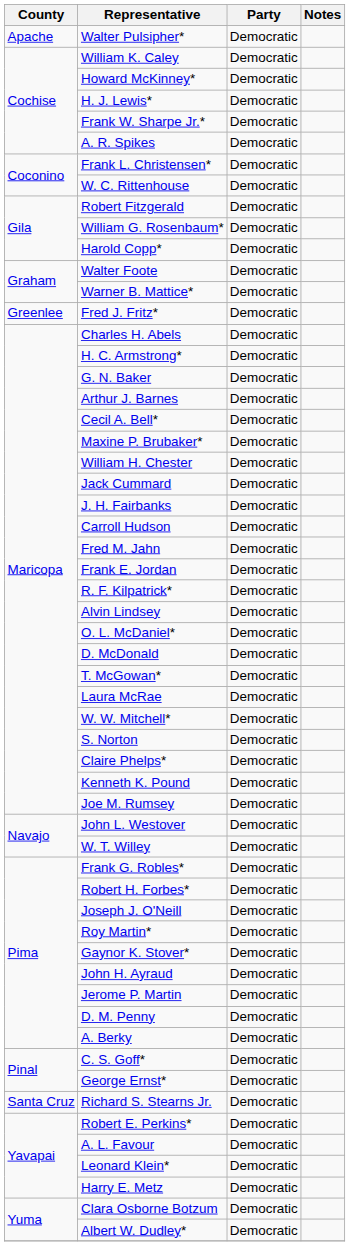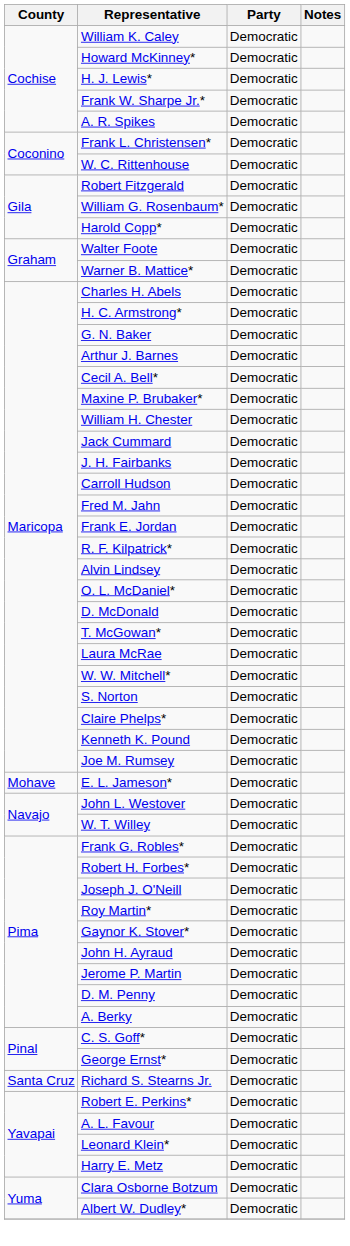- row: (133, 36)
- row: (119, 313)
+ row: (127, 782)
